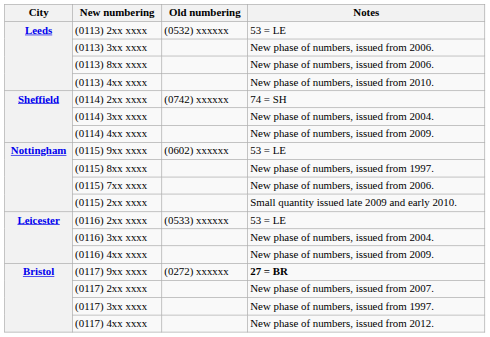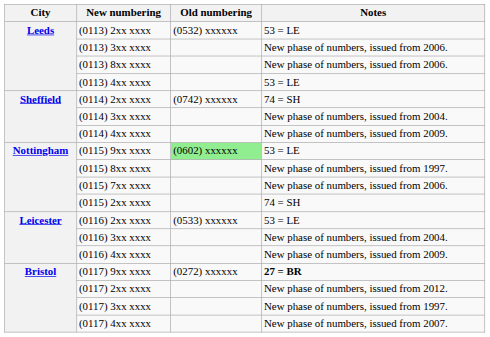(342, 82) New phase of numbers, issued from 2010. -> (282, 82) 53 = LE
(197, 151) no background -> (205, 151) lightgreen background
(354, 202) Small quantity issued late 2009 and early 2010. -> (282, 202) 74 = SH
(342, 289) New phase of numbers, issued from 2007. -> (356, 289) New phase of numbers, issued from 2012.
(342, 323) New phase of numbers, issued from 2012. -> (356, 323) New phase of numbers, issued from 2007.
